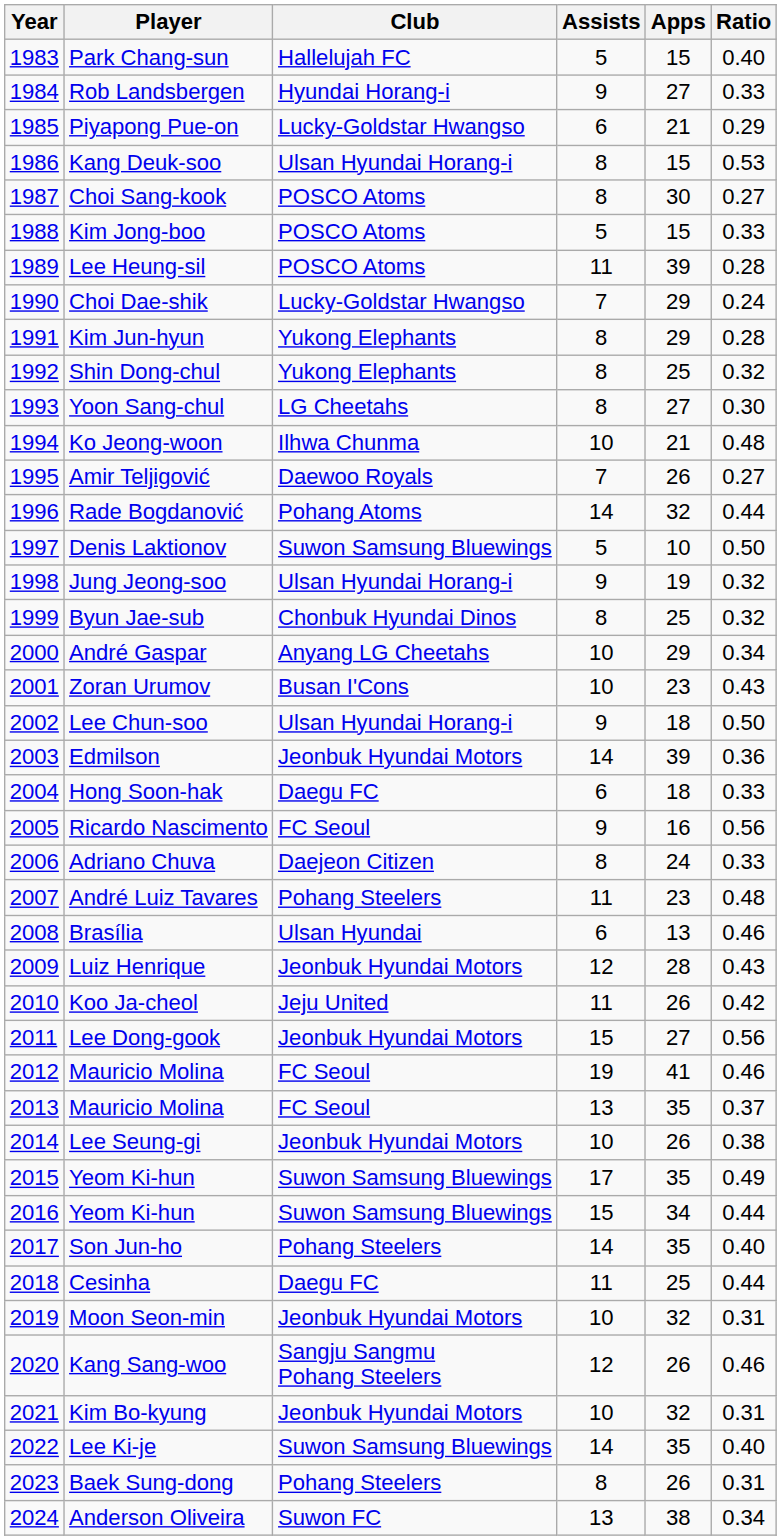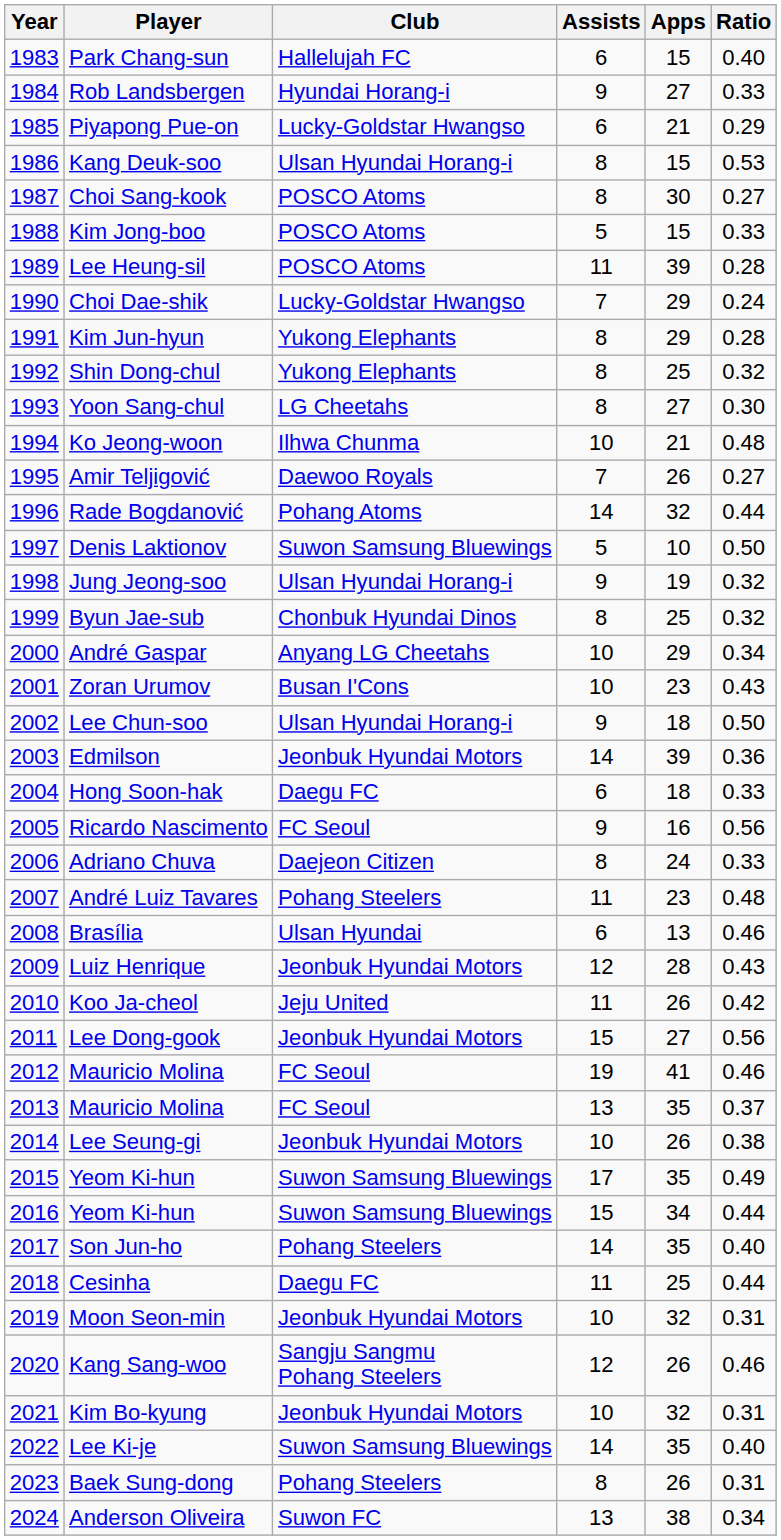(601, 57) 5 -> (601, 57) 6
